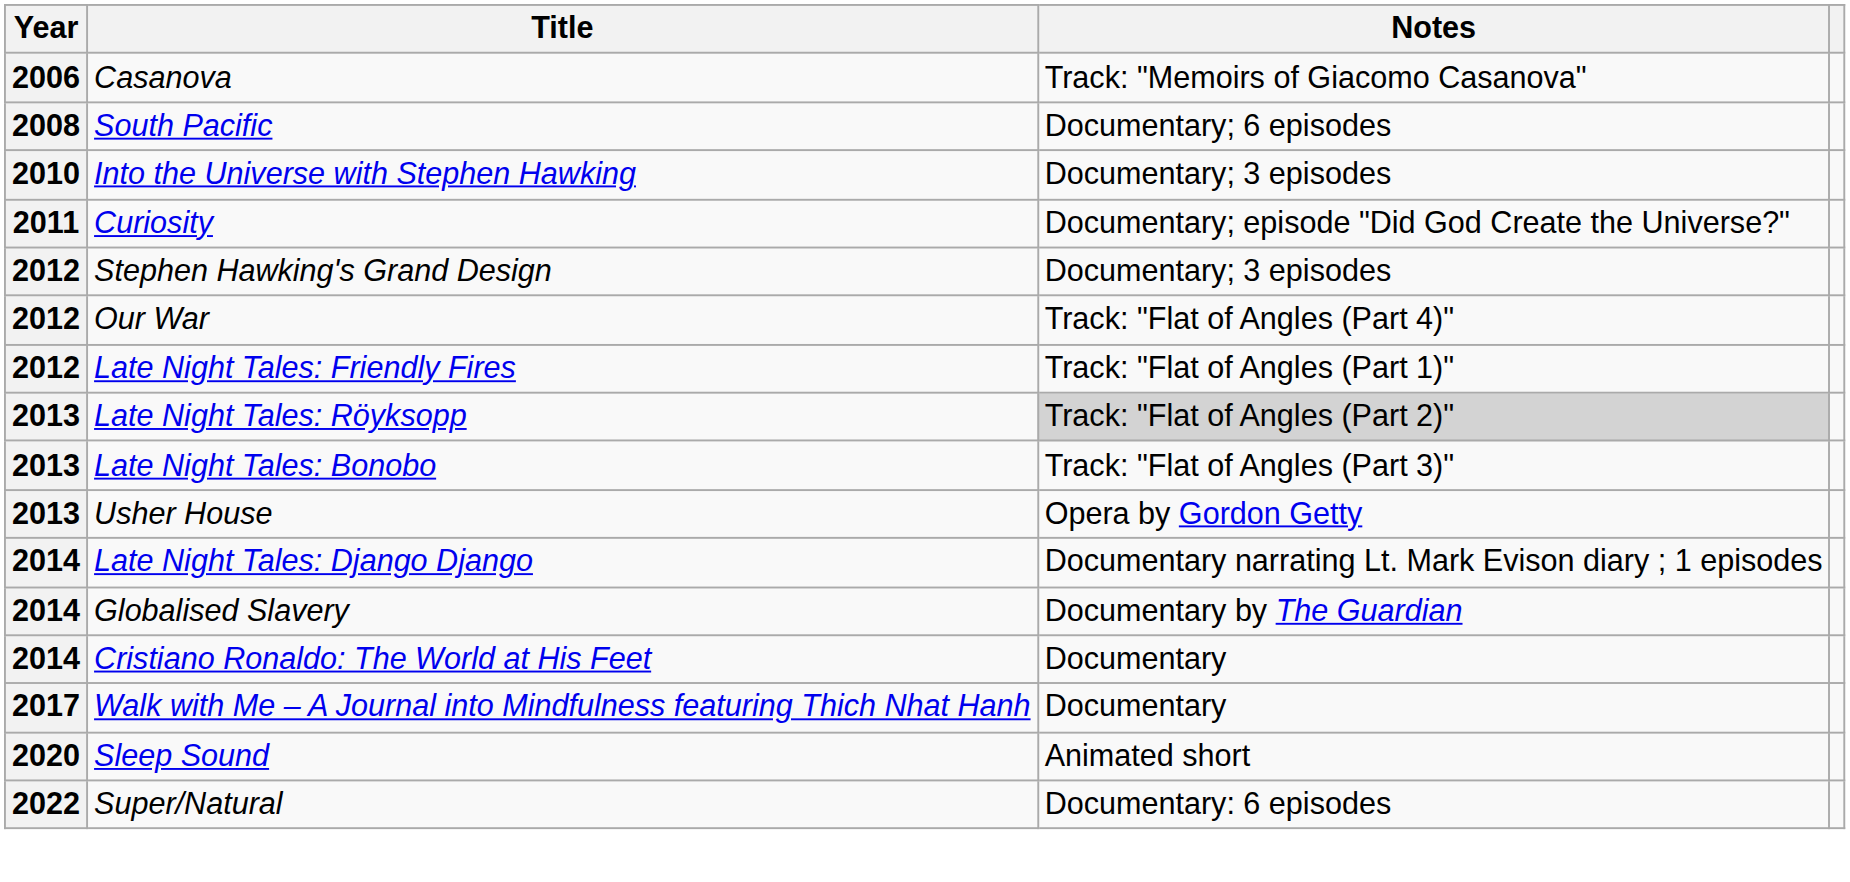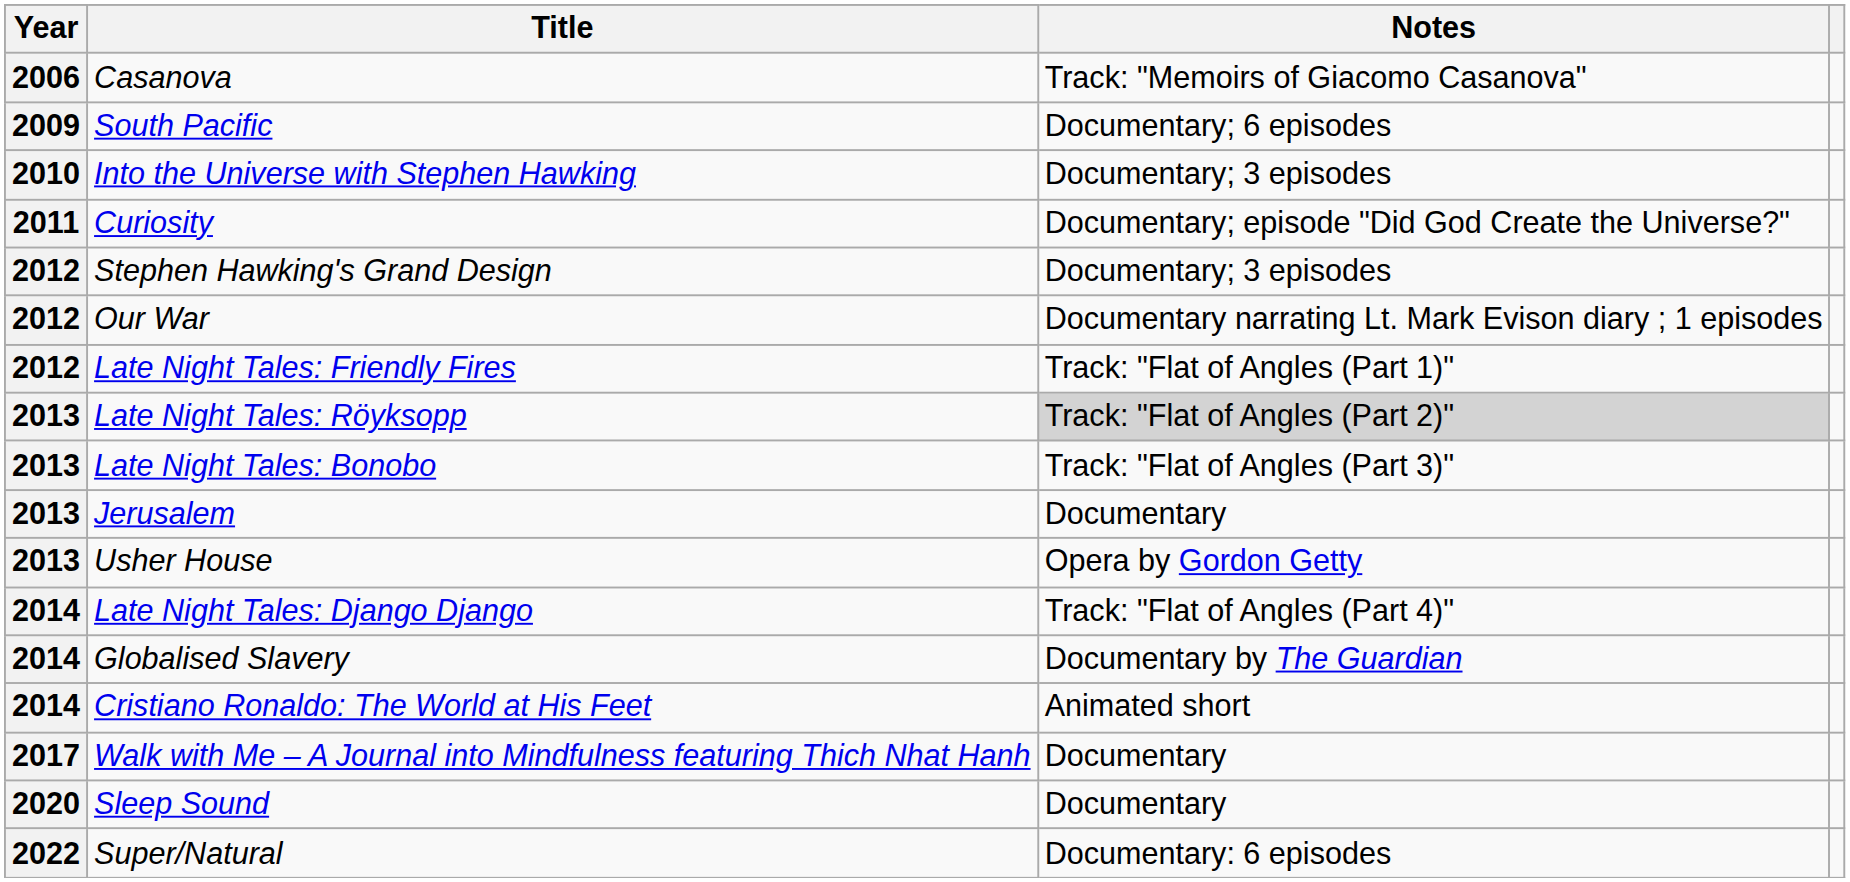(46, 125) 2008 -> (46, 125) 2009
(1249, 319) Track: "Flat of Angles (Part 4)" -> (1434, 319) Documentary narrating Lt. Mark Evison diary ; 1 episodes
+ row: (165, 513)
(1434, 561) Documentary narrating Lt. Mark Evison diary ; 1 episodes -> (1249, 610) Track: "Flat of Angles (Part 4)"
(1136, 658) Documentary -> (1147, 707) Animated short
(1147, 755) Animated short -> (1136, 804) Documentary
